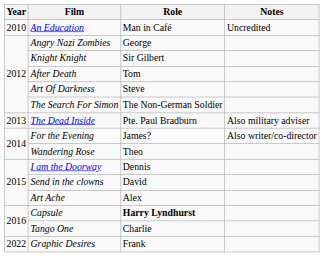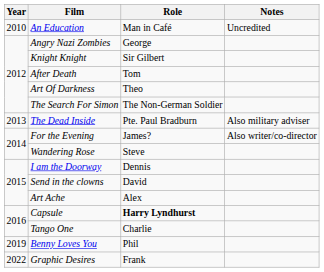(134, 89) Steve -> (133, 89) Theo
(133, 151) Theo -> (134, 151) Steve
+ row: (64, 244)
